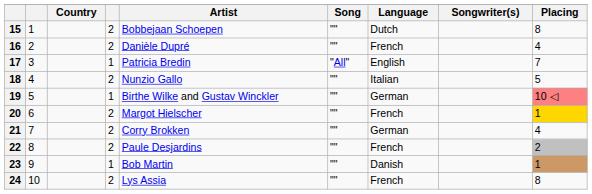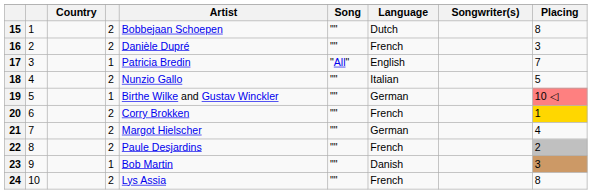(538, 46) 4 -> (538, 46) 3
(162, 114) Margot Hielscher -> (156, 114) Corry Brokken
(156, 130) Corry Brokken -> (162, 130) Margot Hielscher
(538, 164) 1 -> (538, 164) 3
